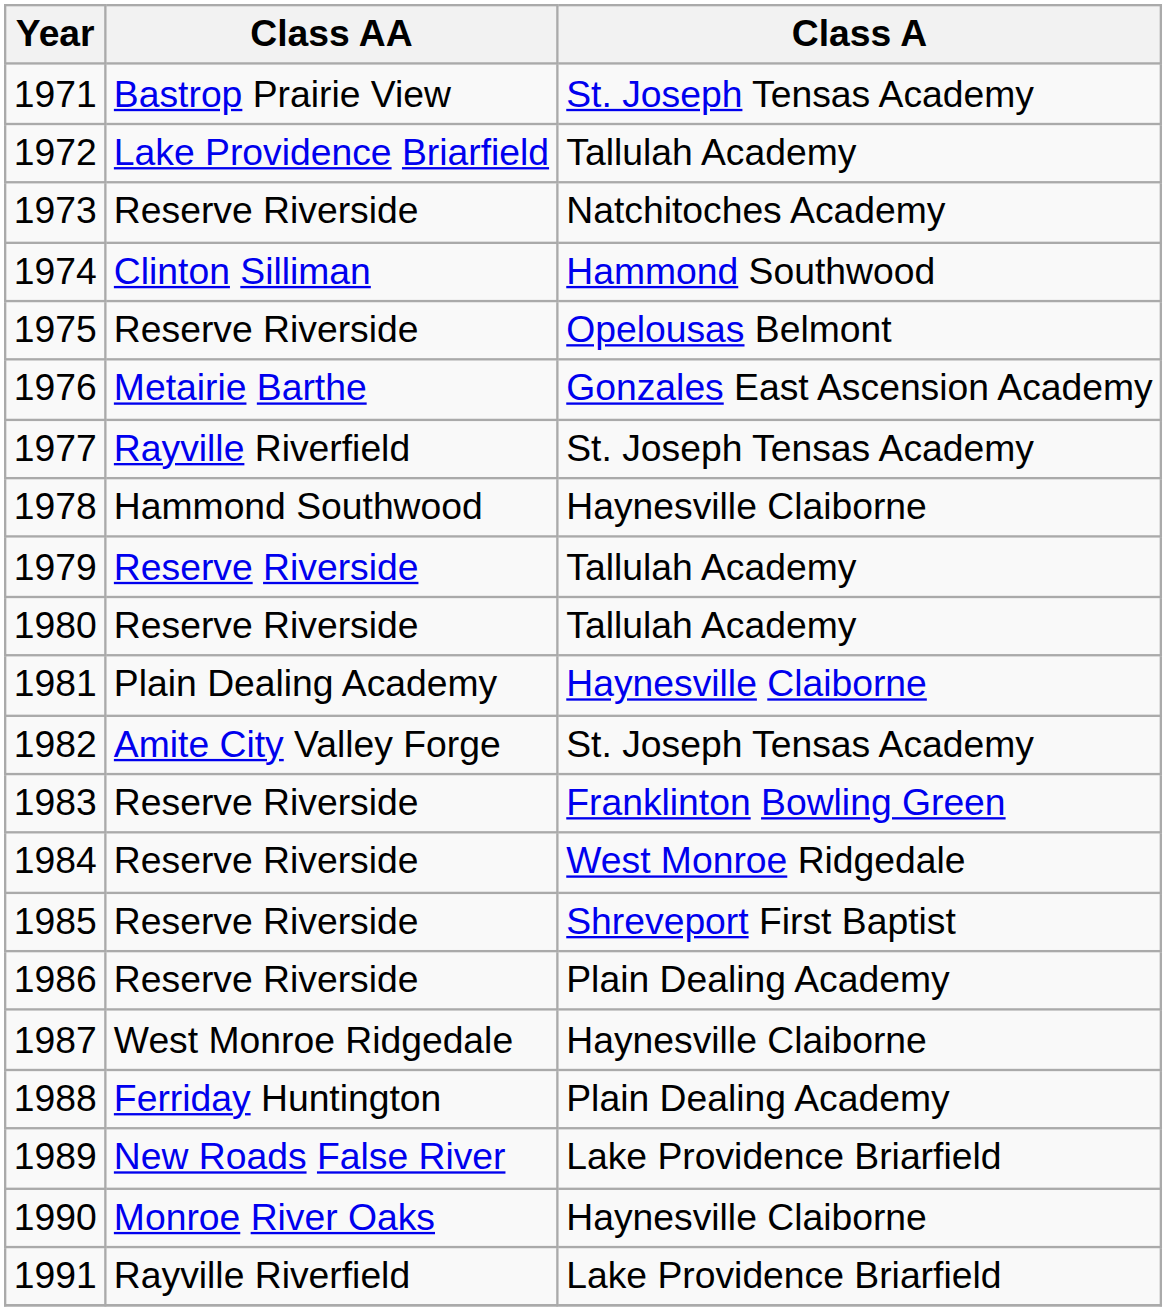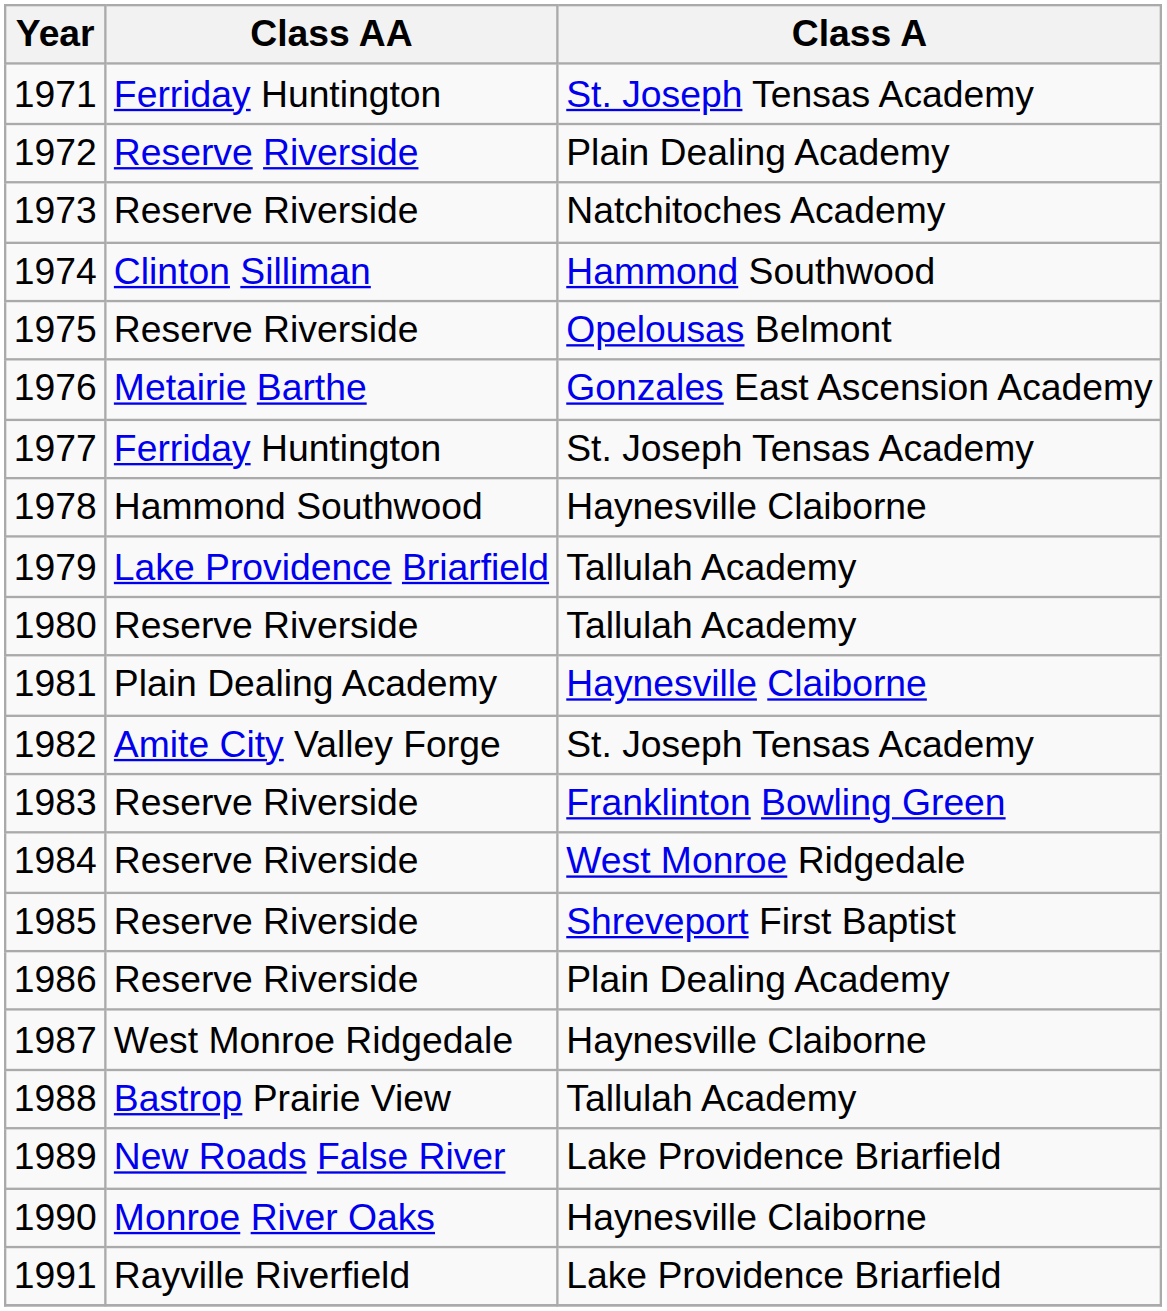(282, 93) Bastrop Prairie View -> (278, 93) Ferriday Huntington
(331, 152) Lake Providence Briarfield -> (266, 152) Reserve Riverside
(711, 152) Tallulah Academy -> (758, 152) Plain Dealing Academy
(262, 447) Rayville Riverfield -> (278, 447) Ferriday Huntington
(266, 566) Reserve Riverside -> (331, 566) Lake Providence Briarfield
(278, 1098) Ferriday Huntington -> (282, 1098) Bastrop Prairie View
(758, 1098) Plain Dealing Academy -> (711, 1098) Tallulah Academy
